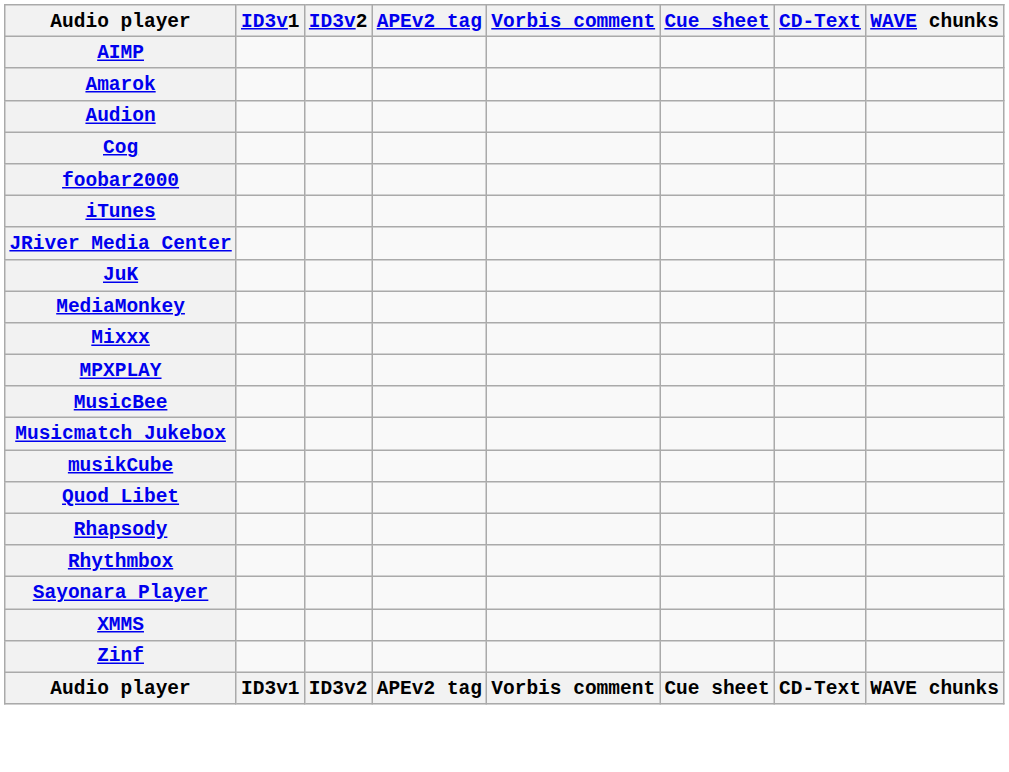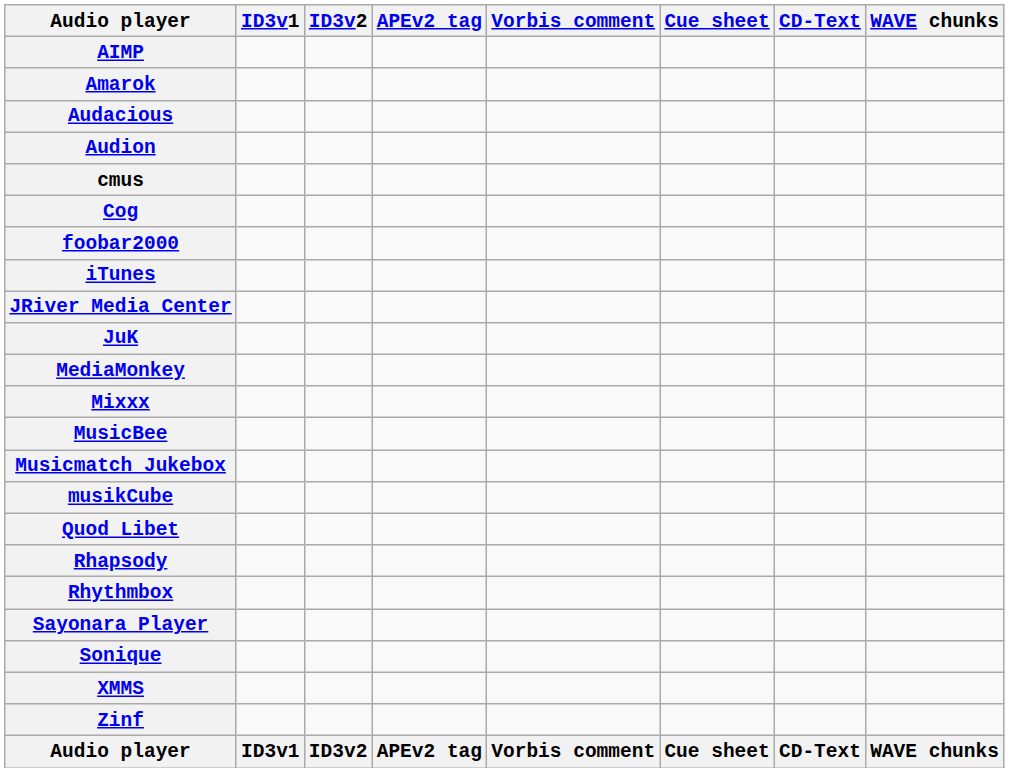+ row: (121, 116)
+ row: (121, 180)
- row: (121, 370)
+ row: (121, 656)
